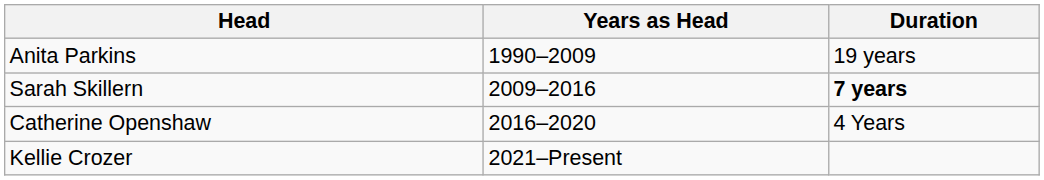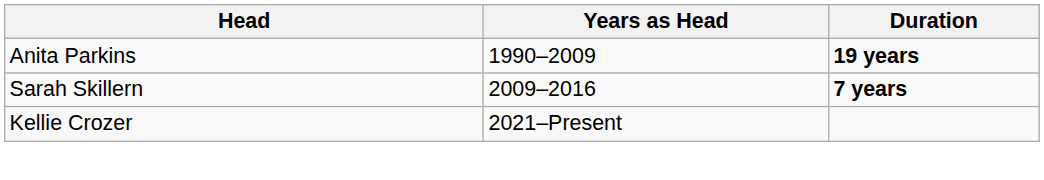(874, 55) normal -> (876, 55) bold
- row: (110, 123)
